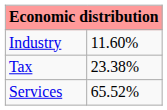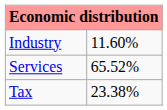rows swapped: (21, 67) <-> (36, 92)
